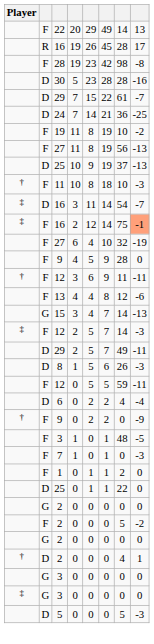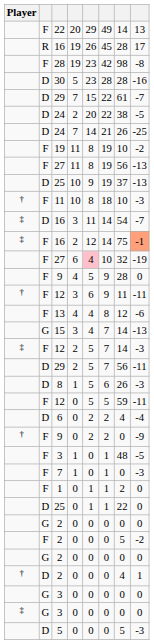+ row: (60, 115)
(122, 115) 36 -> (122, 132) 26
(91, 242) no background -> (91, 259) pink background
(122, 350) 49 -> (122, 367) 56
